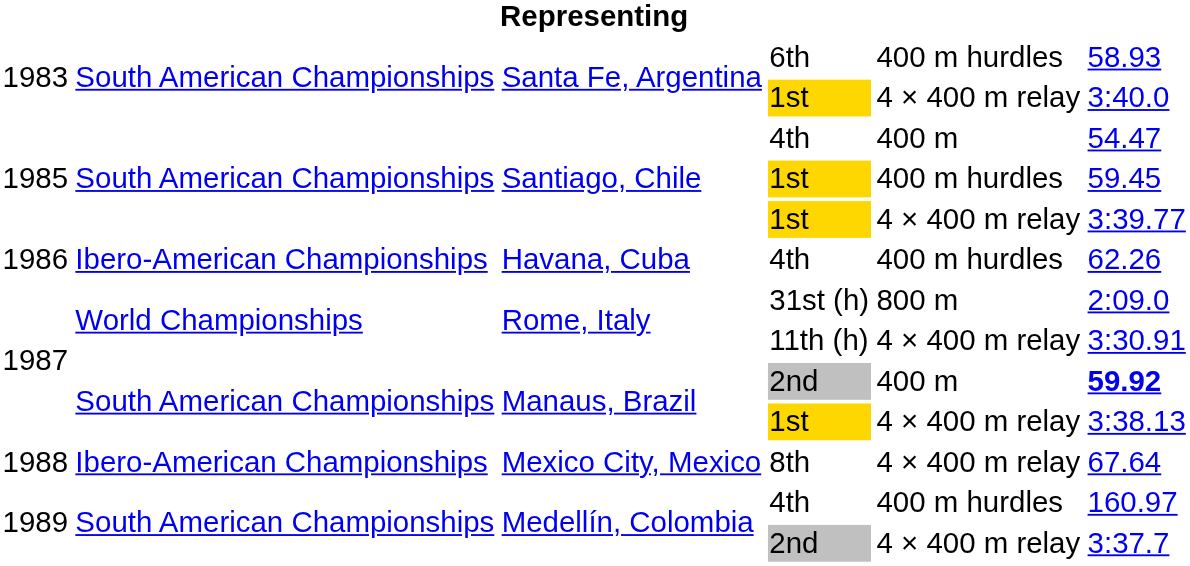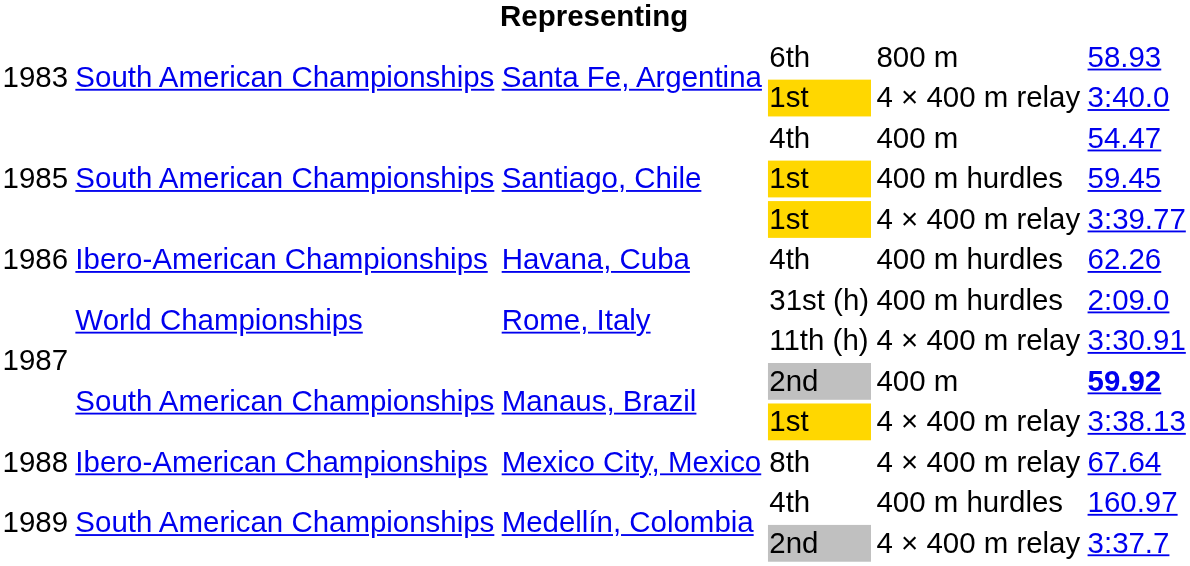(970, 57) 400 m hurdles -> (917, 57) 800 m
(917, 300) 800 m -> (970, 300) 400 m hurdles
